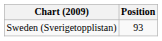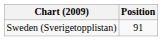(138, 28) 93 -> (138, 28) 91
